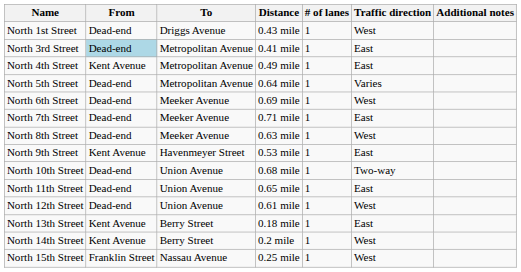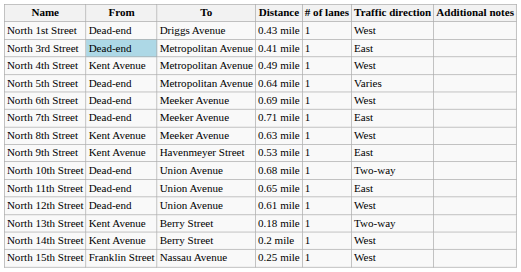(364, 65) East -> (365, 65) West
(110, 135) Dead-end -> (117, 135) Kent Avenue
(364, 223) East -> (375, 223) Two-way
